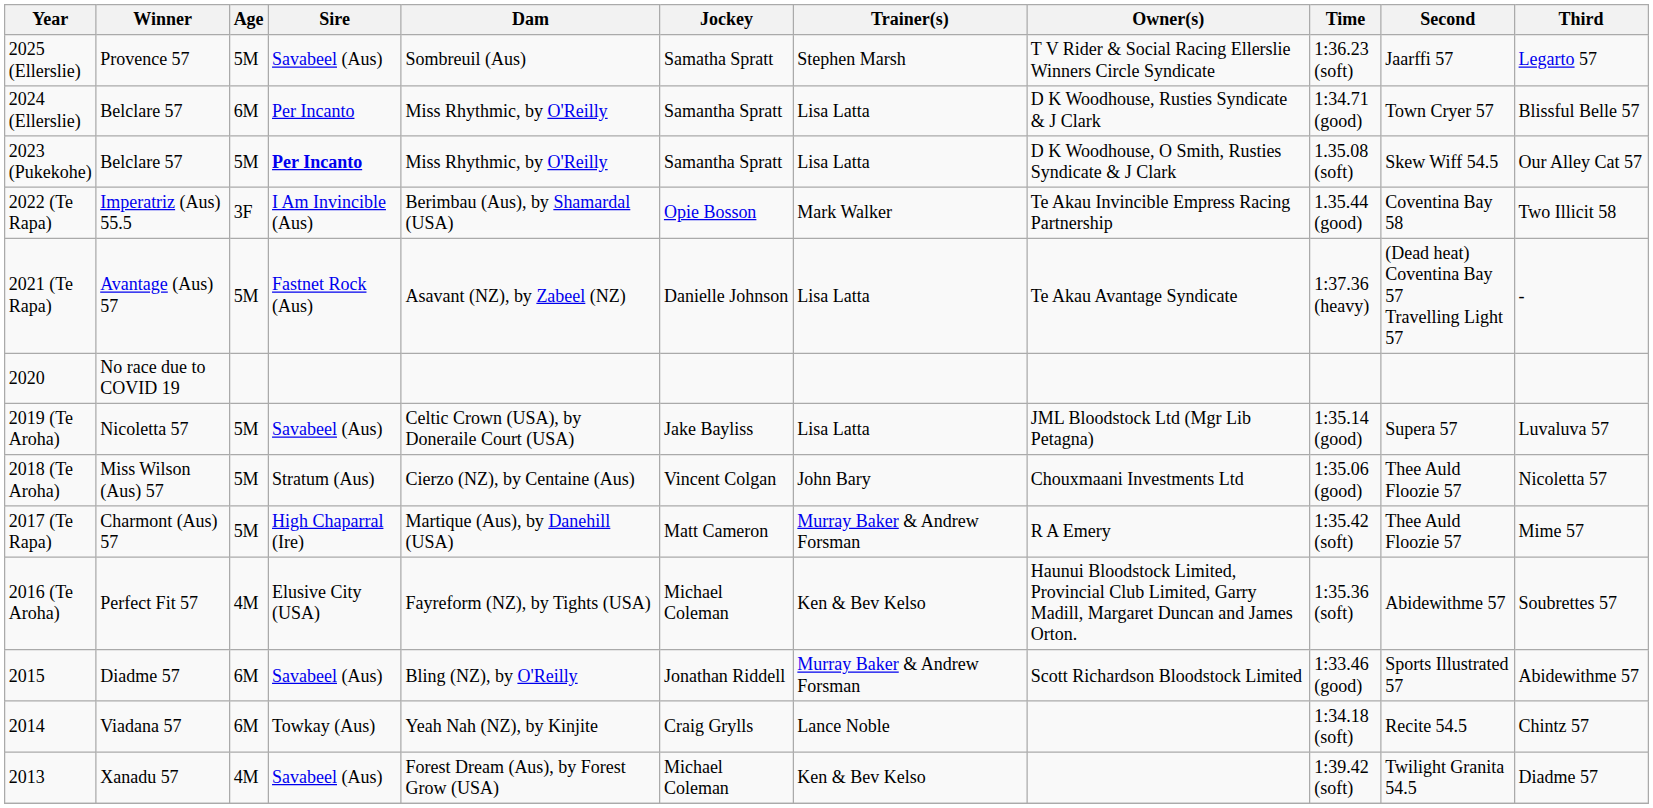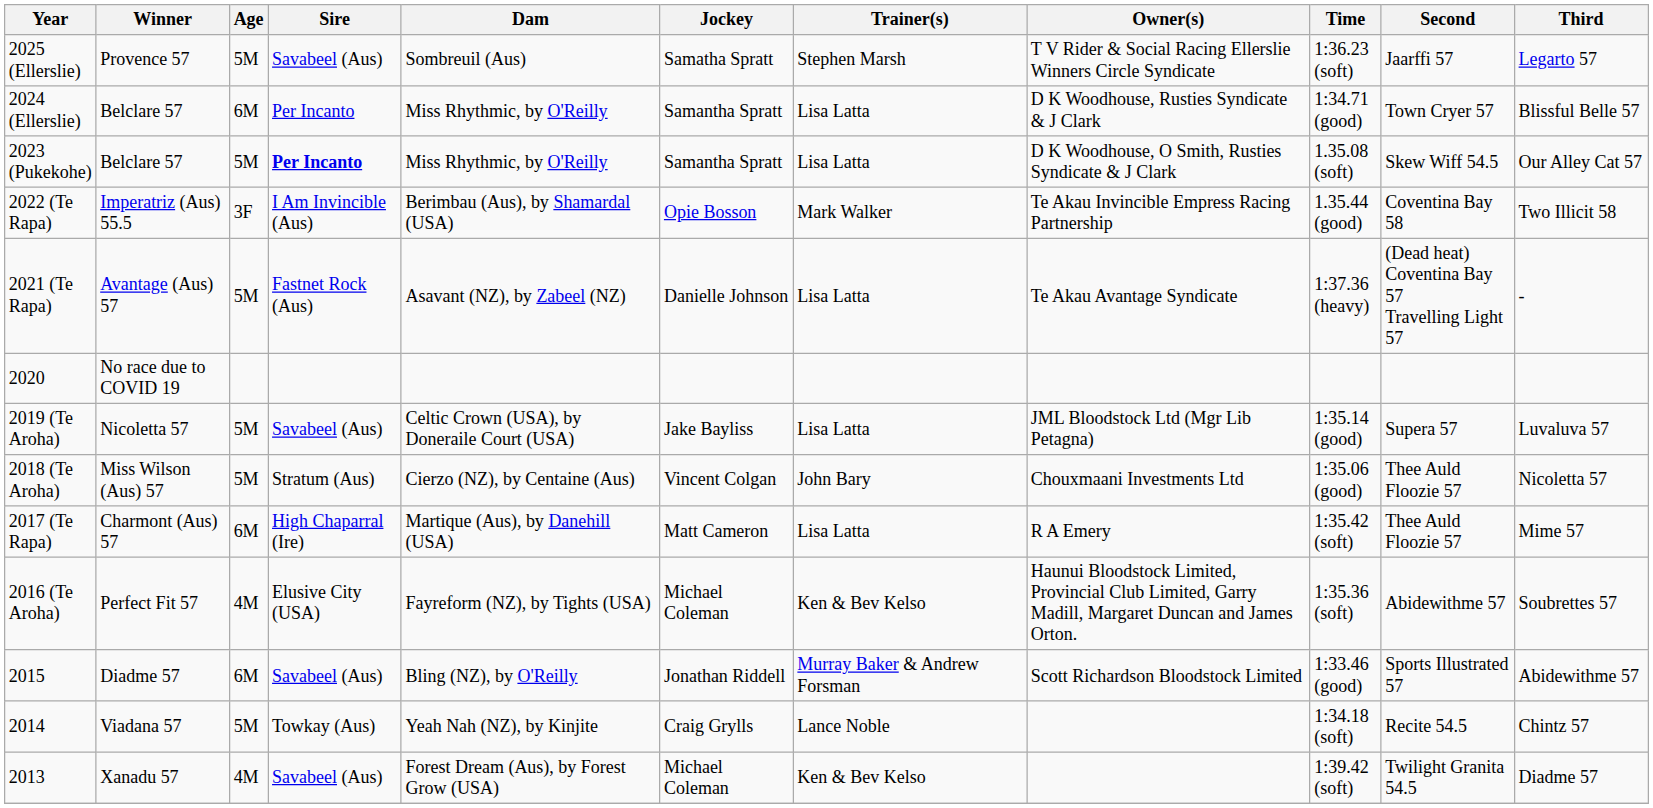(246, 531) 5M -> (246, 531) 6M
(888, 531) Murray Baker & Andrew Forsman -> (834, 531) Lisa Latta
(246, 726) 6M -> (246, 726) 5M
